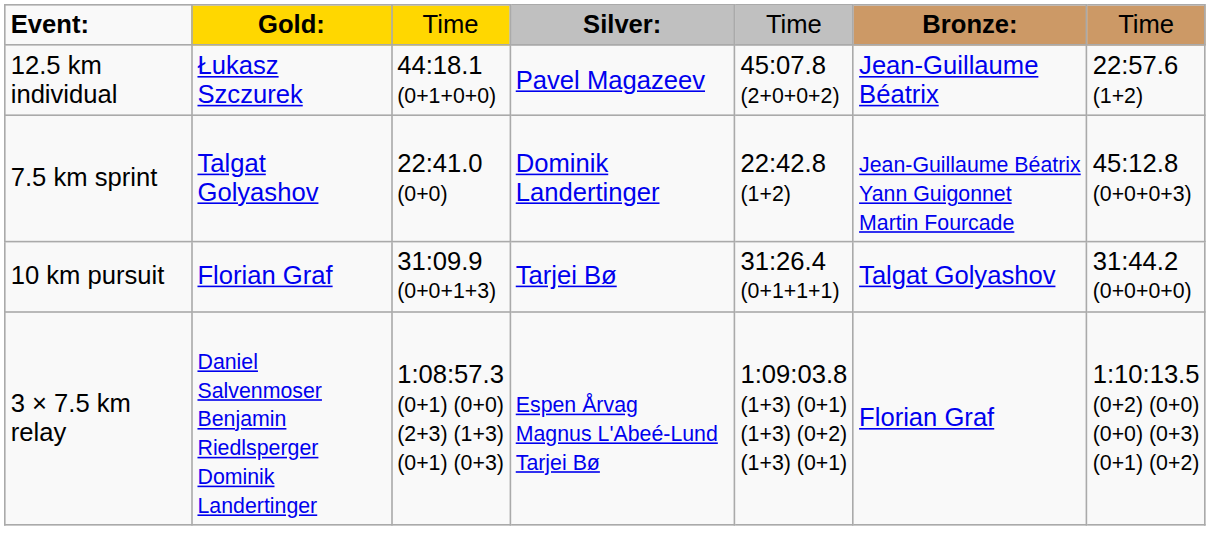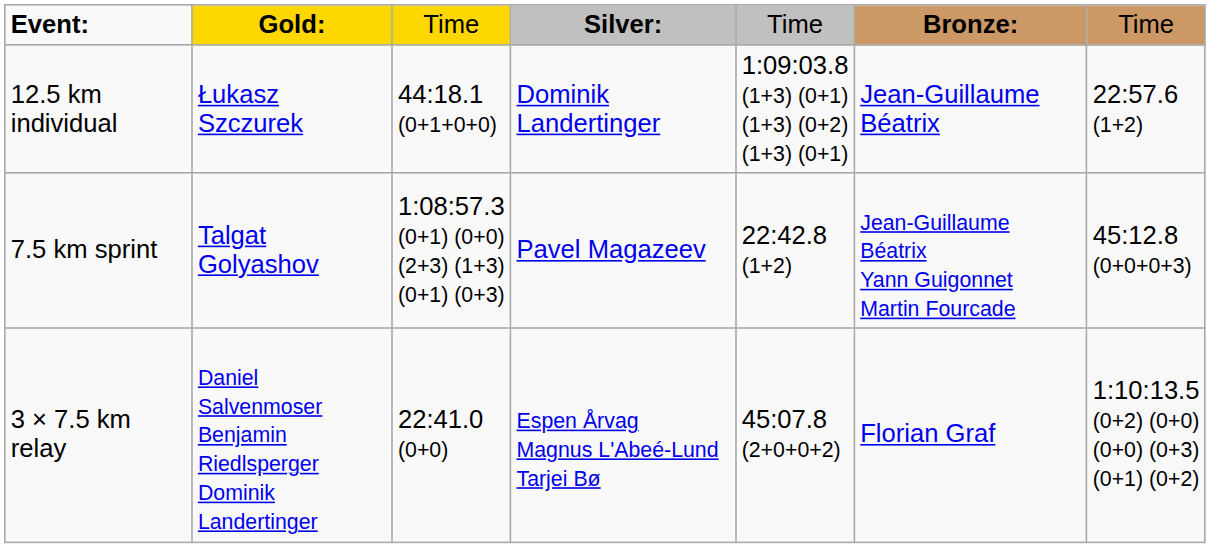(610, 79) Pavel Magazeev -> (588, 108) Dominik Landertinger
(790, 79) 45:07.8 (2+0+0+2) -> (795, 108) 1:09:03.8 (1+3) (0+1) (1+3) (0+2) (1+3) (0+1)
(440, 178) 22:41.0 (0+0) -> (451, 250) 1:08:57.3 (0+1) (0+0) (2+3) (1+3) (0+1) (0+3)
(588, 178) Dominik Landertinger -> (611, 250) Pavel Magazeev
- row: (88, 276)
(451, 417) 1:08:57.3 (0+1) (0+0) (2+3) (1+3) (0+1) (0+3) -> (441, 434) 22:41.0 (0+0)
(794, 417) 1:09:03.8 (1+3) (0+1) (1+3) (0+2) (1+3) (0+1) -> (791, 434) 45:07.8 (2+0+0+2)
